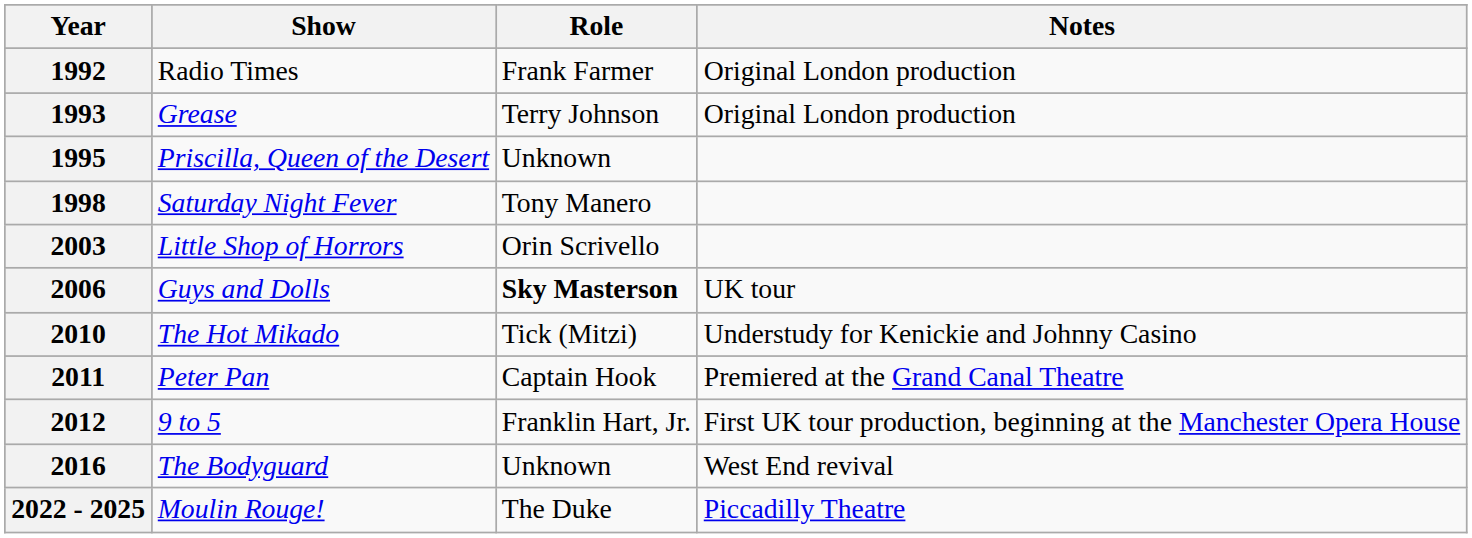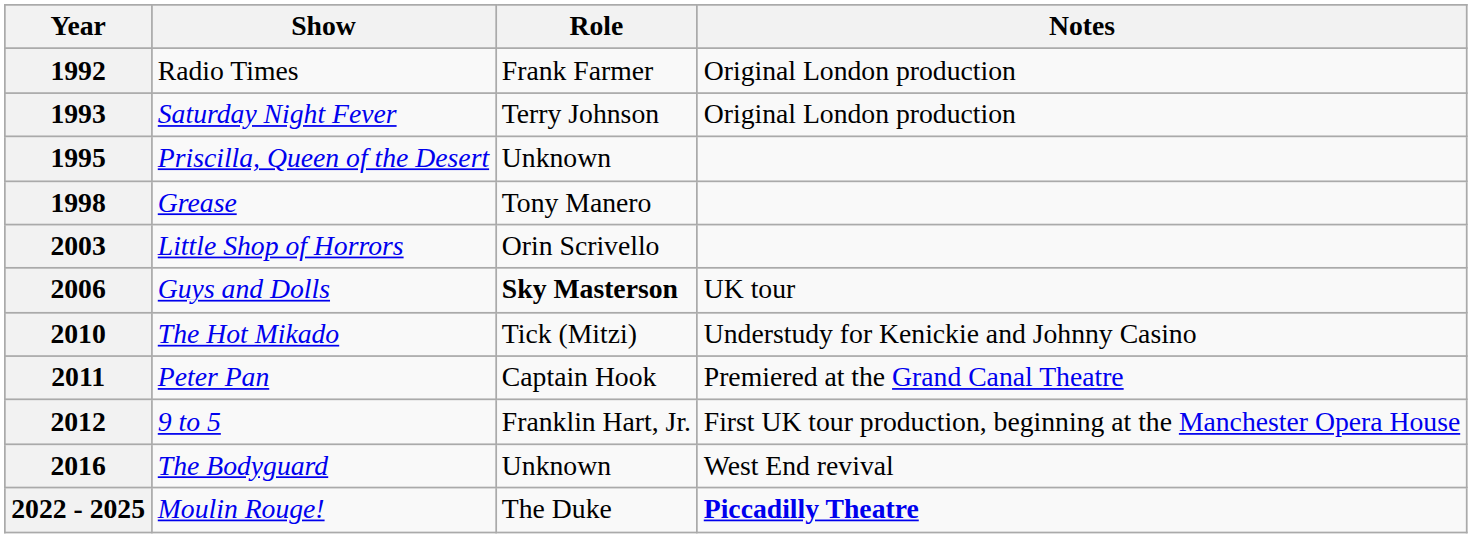(197, 114) Grease -> (277, 114) Saturday Night Fever
(277, 202) Saturday Night Fever -> (197, 202) Grease
(805, 509) normal -> (811, 509) bold
